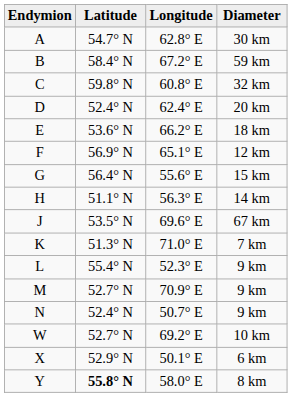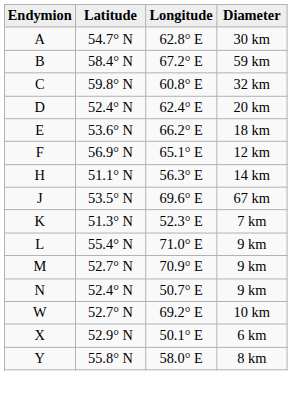- row: (40, 175)
(181, 244) 71.0° E -> (181, 221) 52.3° E
(181, 267) 52.3° E -> (181, 244) 71.0° E
(110, 381) bold -> (110, 358) normal
